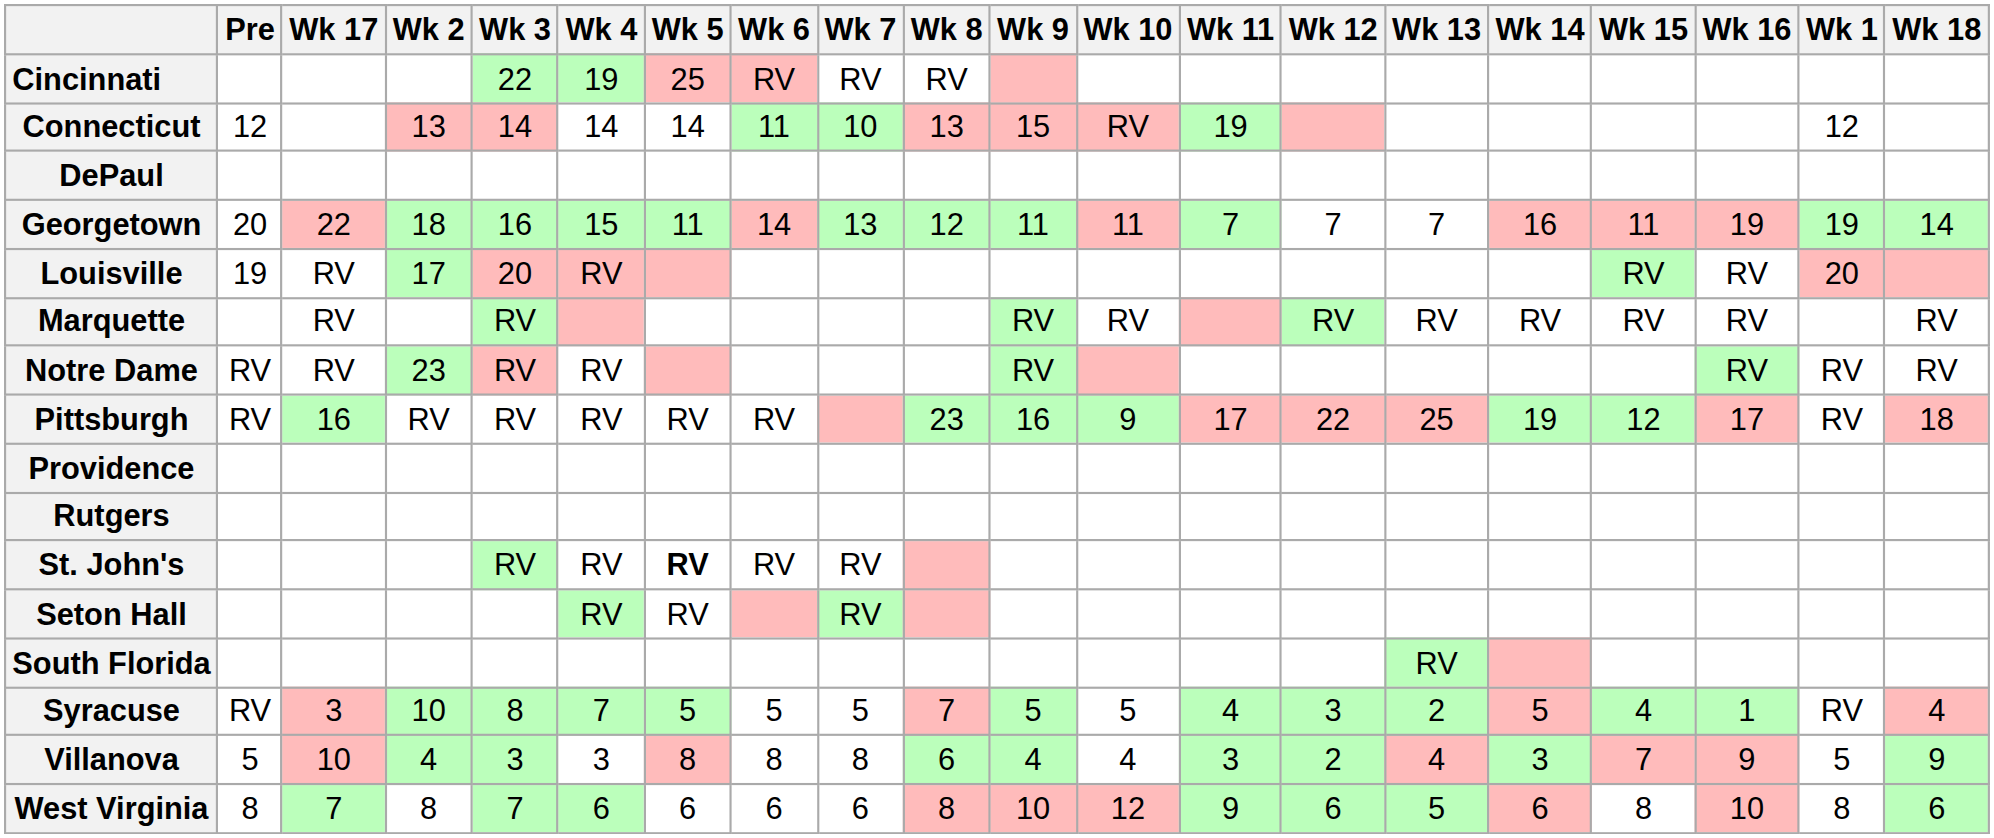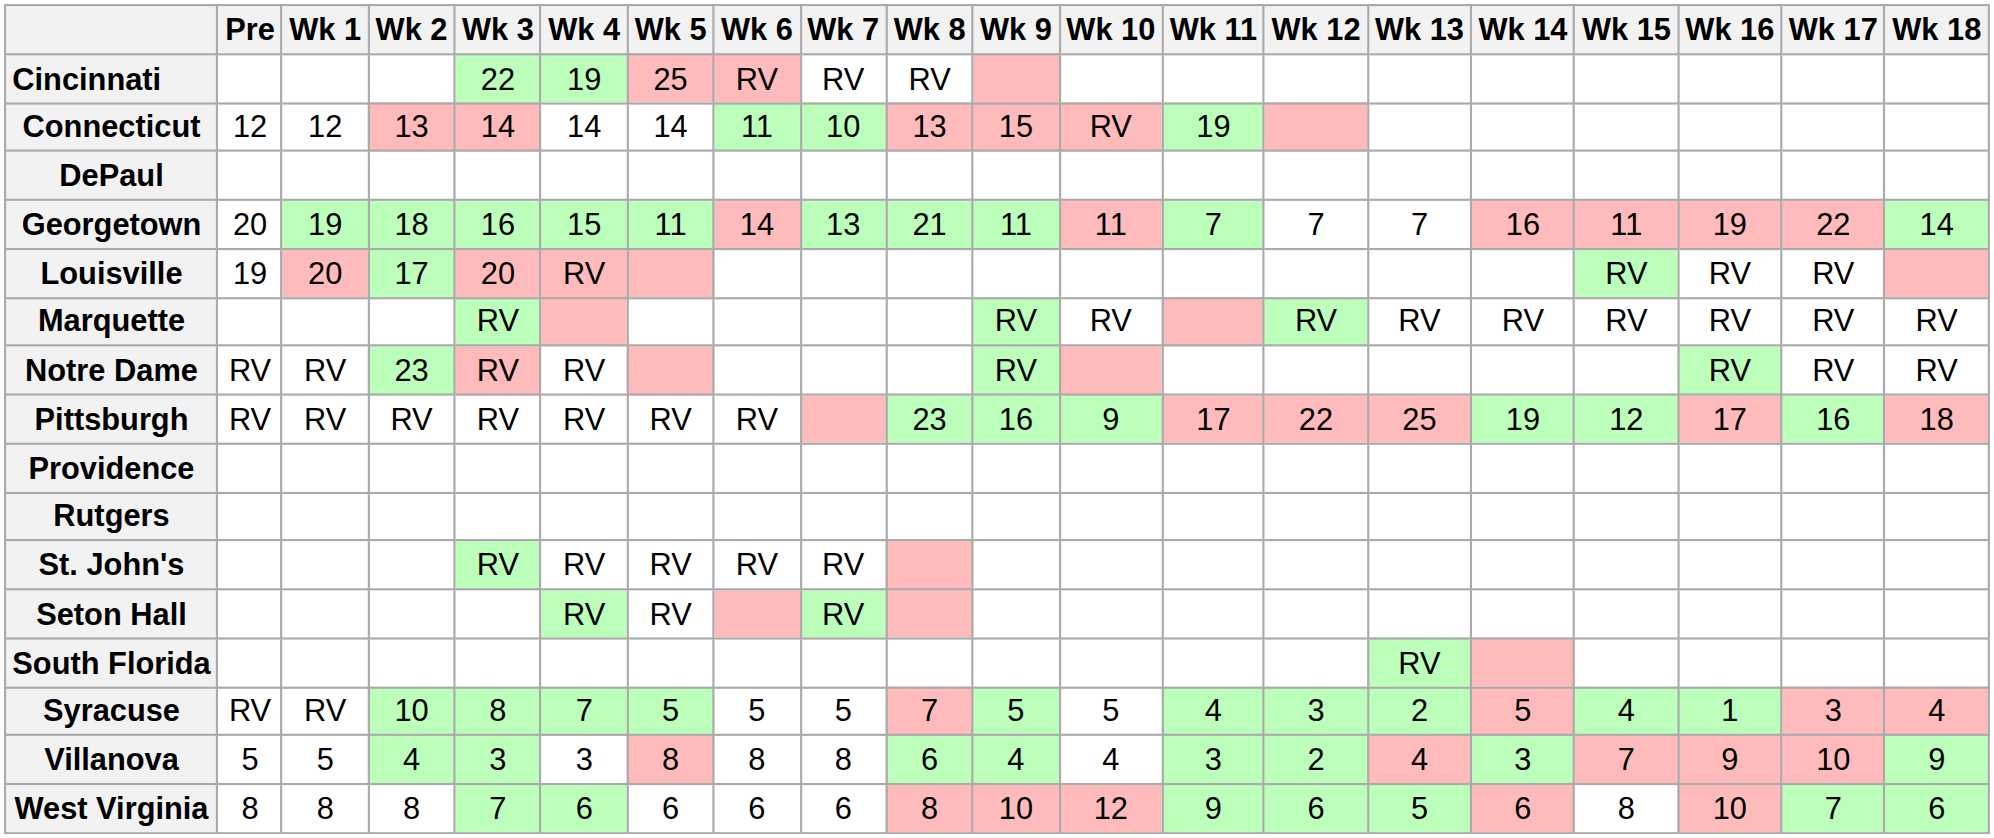columns swapped: (1842, 30) <-> (334, 30)
(947, 225) 12 -> (930, 225) 21
(688, 565) bold -> (671, 565) normal
